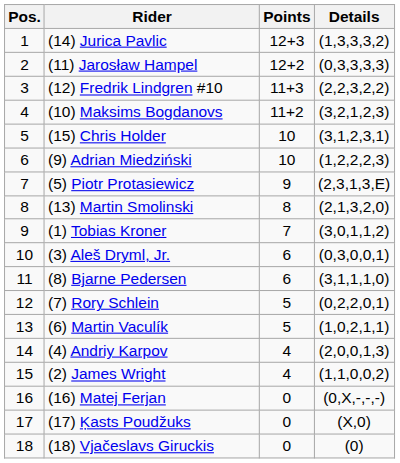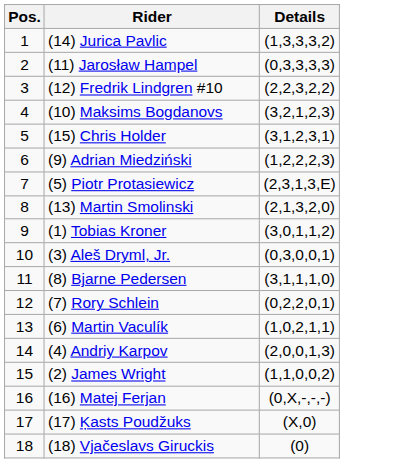- column: (287, 16)
